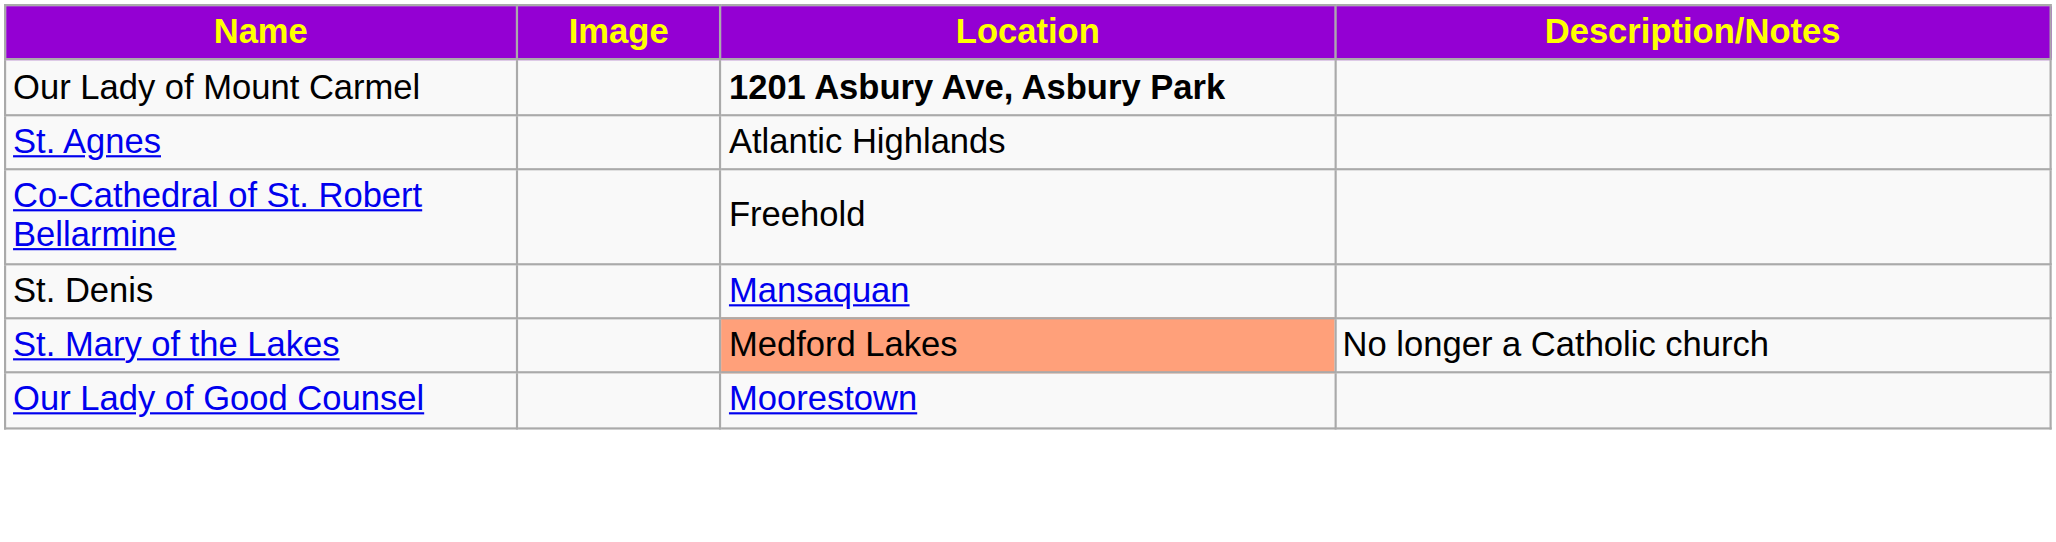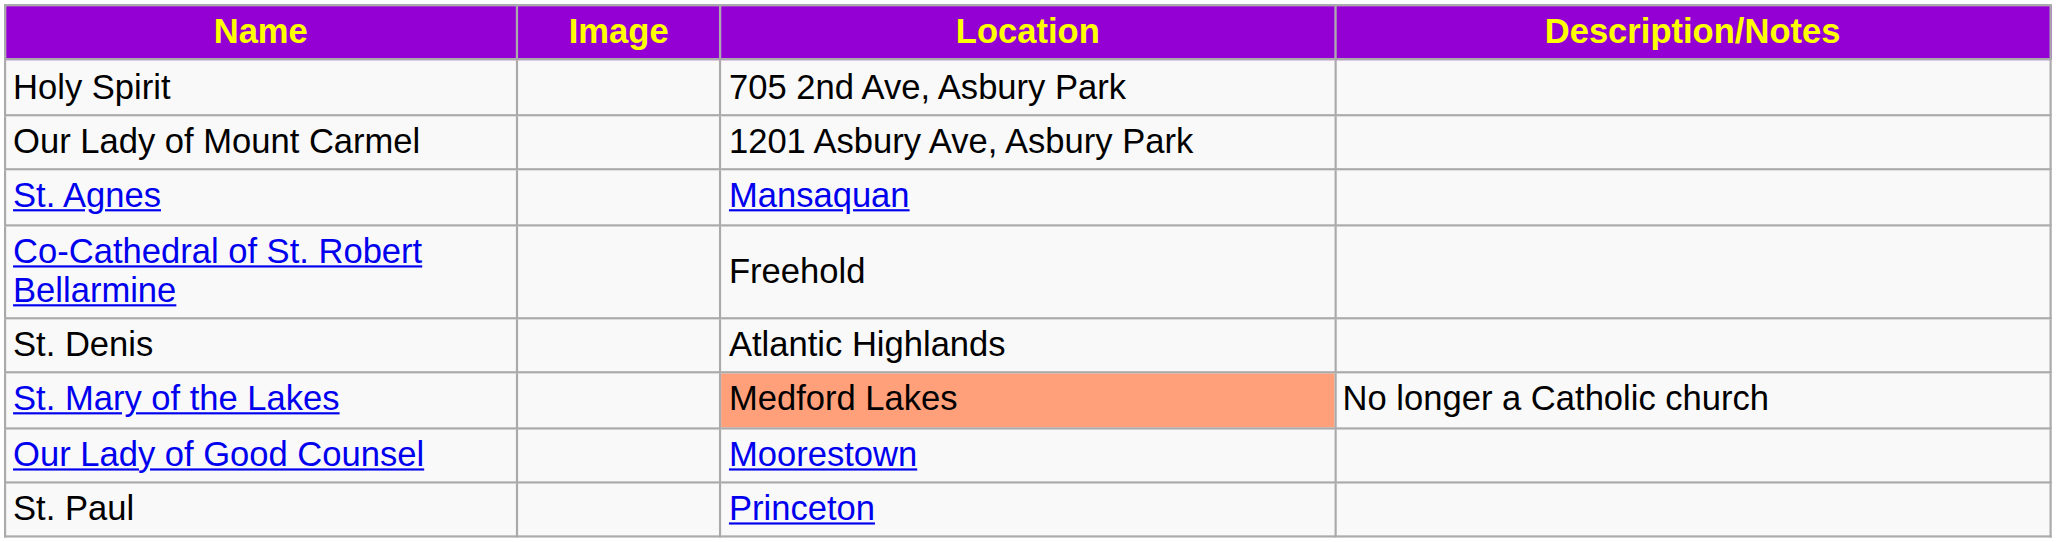+ row: (92, 86)
(977, 86) bold -> (961, 141) normal
(867, 141) Atlantic Highlands -> (819, 196) Mansaquan
(819, 290) Mansaquan -> (867, 344) Atlantic Highlands
+ row: (74, 509)
